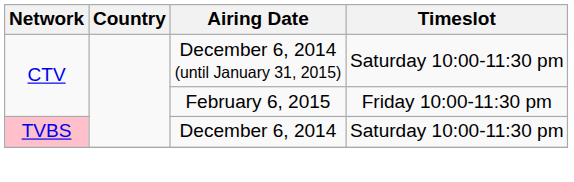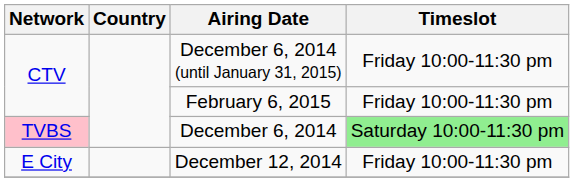(457, 60) Saturday 10:00-11:30 pm -> (457, 60) Friday 10:00-11:30 pm
(457, 131) no background -> (457, 131) lightgreen background
+ row: (258, 161)
